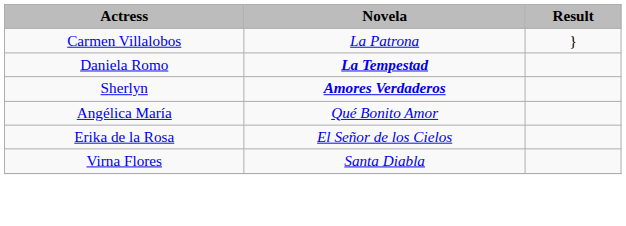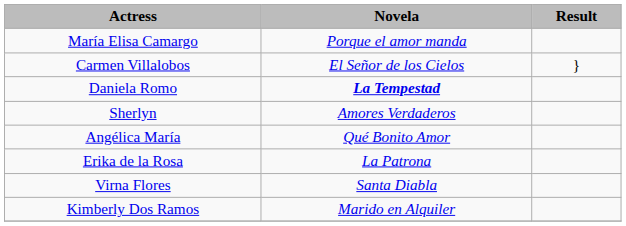+ row: (133, 40)
(385, 40) La Patrona -> (397, 64) El Señor de los Cielos
(385, 88) bold -> (397, 112) normal
(385, 137) El Señor de los Cielos -> (397, 161) La Patrona
+ row: (133, 209)
